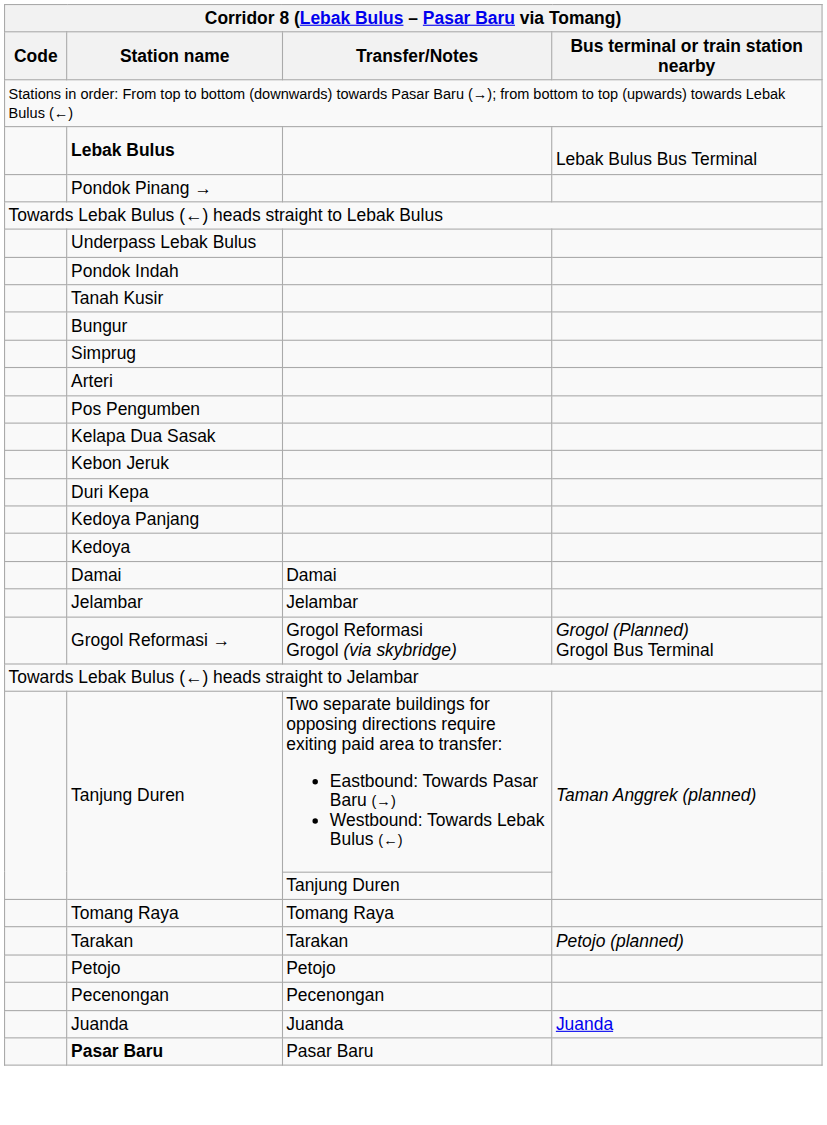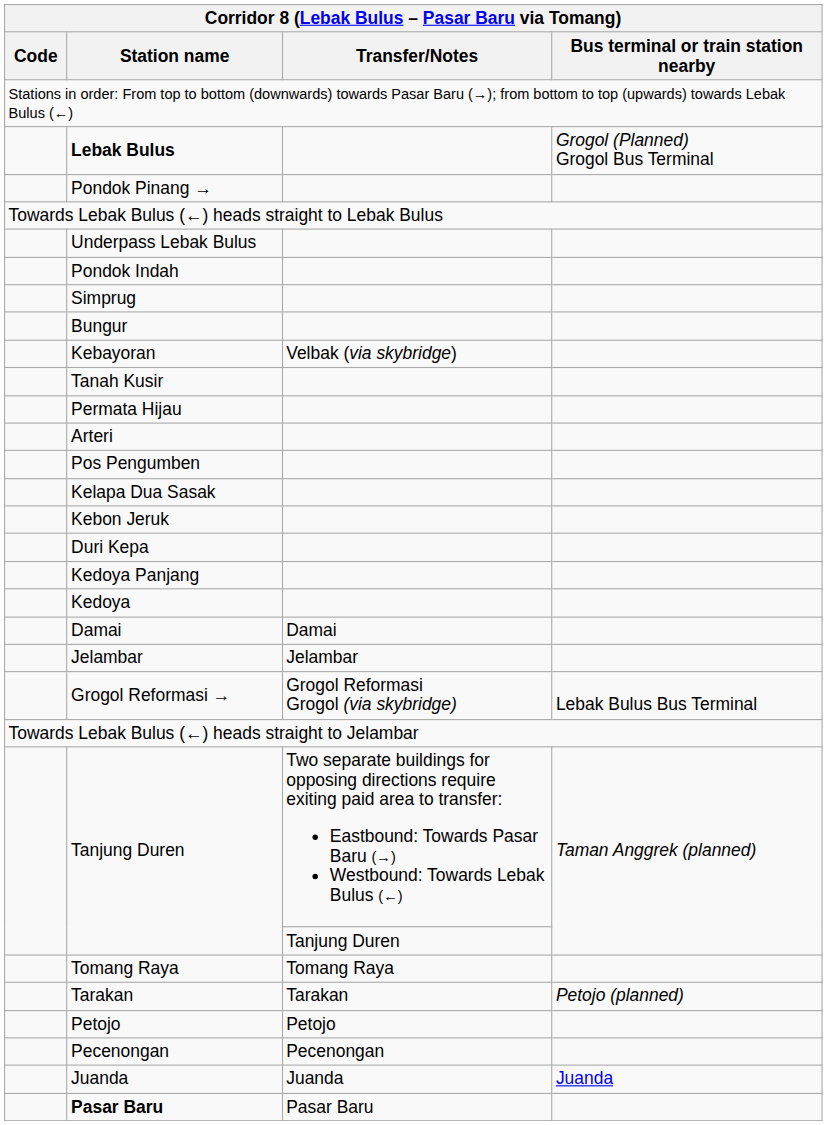(657, 160) Lebak Bulus Bus Terminal -> (635, 150) Grogol (Planned) Grogol Bus Terminal
rows swapped: (117, 298) <-> (104, 353)
+ row: (113, 353)
+ row: (126, 409)
(635, 640) Grogol (Planned) Grogol Bus Terminal -> (657, 705) Lebak Bulus Bus Terminal
